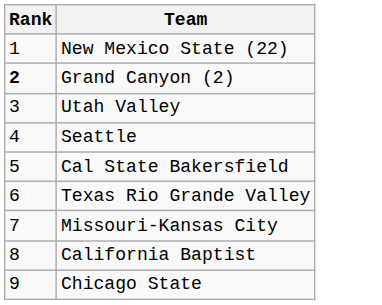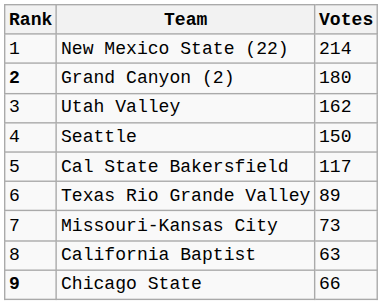+ column: (346, 19)
(14, 284) normal -> (14, 284) bold
